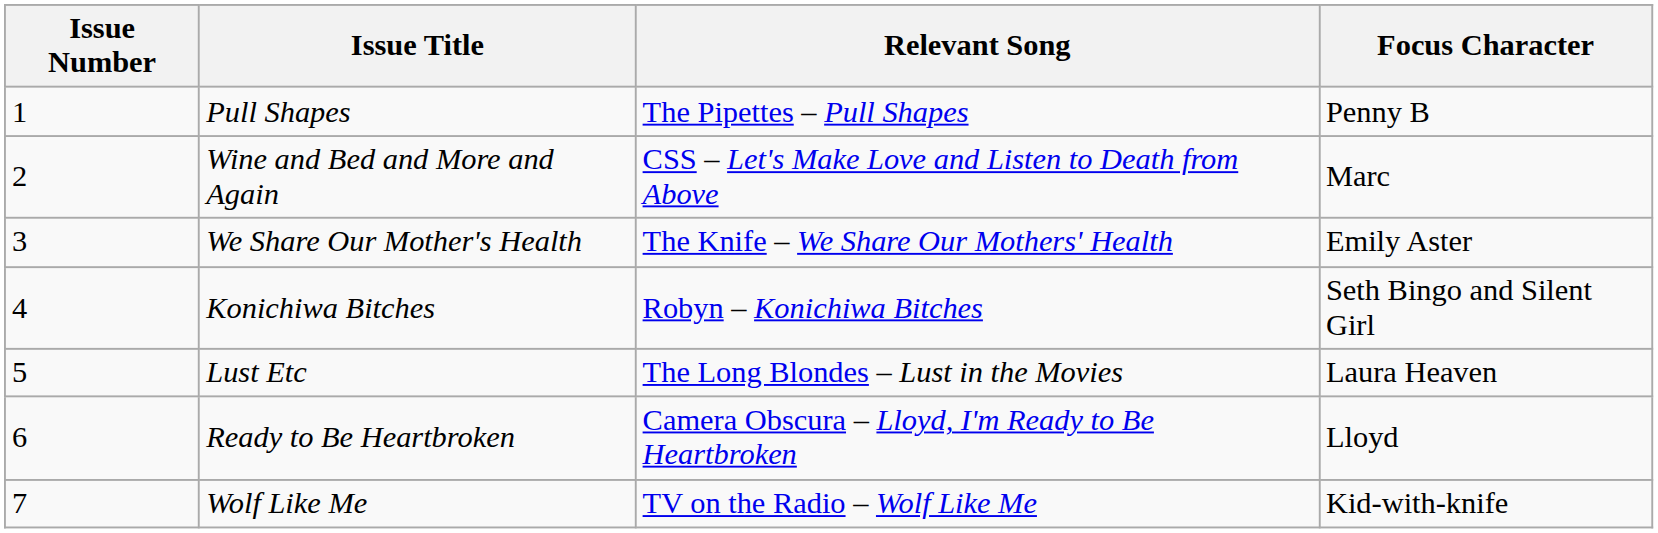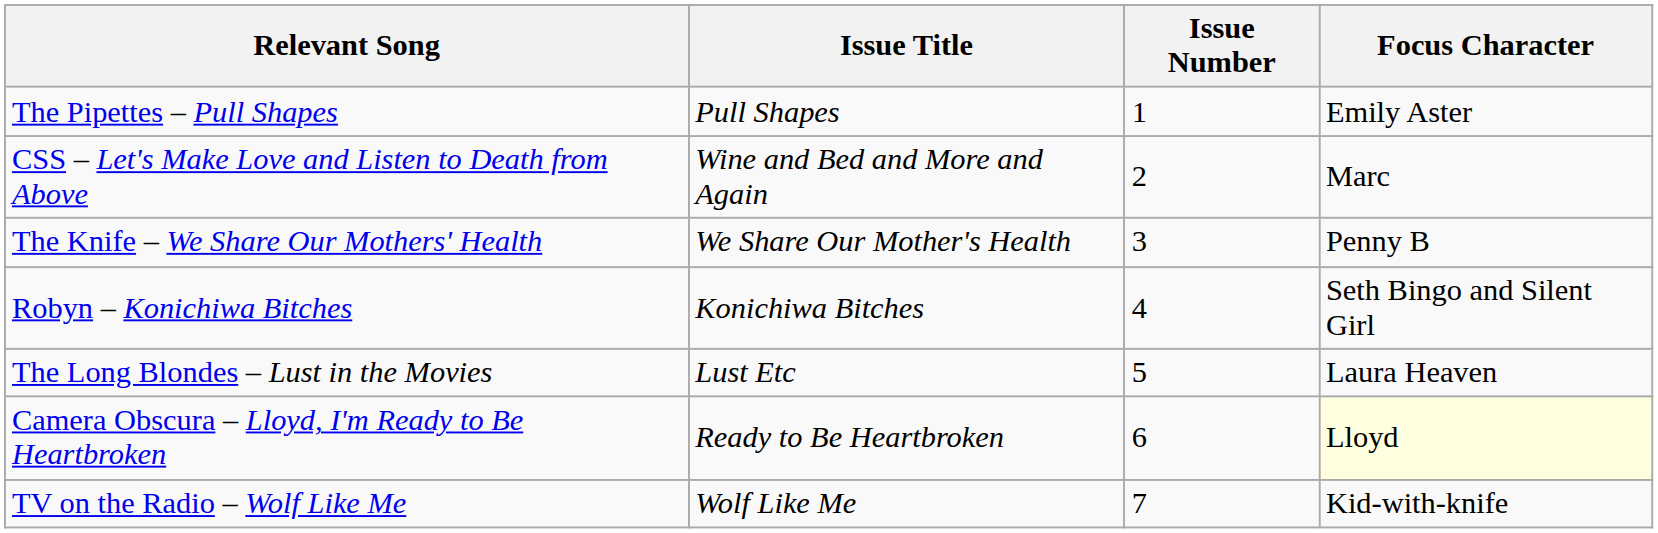columns swapped: (102, 45) <-> (977, 45)
(1378, 111) Penny B -> (1399, 111) Emily Aster
(1399, 241) Emily Aster -> (1378, 241) Penny B
(1362, 437) no background -> (1362, 437) lightyellow background
